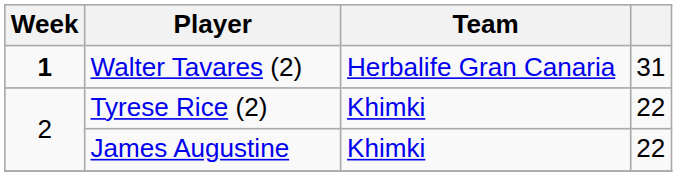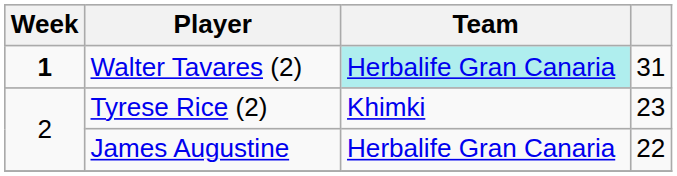(481, 66) no background -> (481, 66) paleturquoise background
(651, 107) 22 -> (651, 107) 23
(386, 149) Khimki -> (481, 149) Herbalife Gran Canaria
